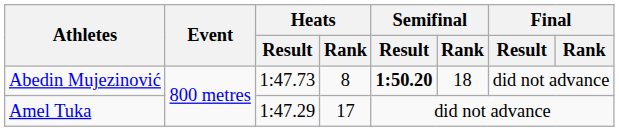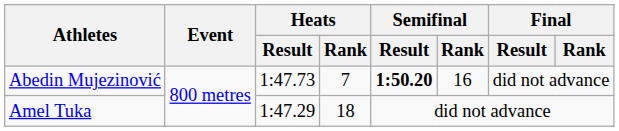(345, 80) 8 -> (345, 80) 7
(463, 80) 18 -> (463, 80) 16
(345, 111) 17 -> (345, 111) 18
